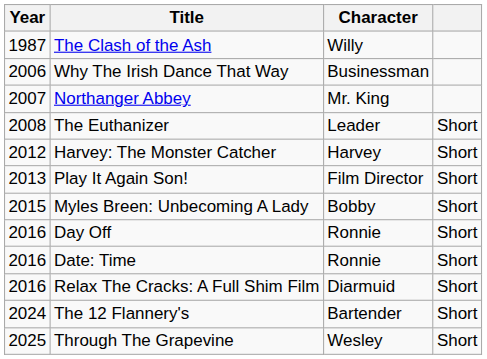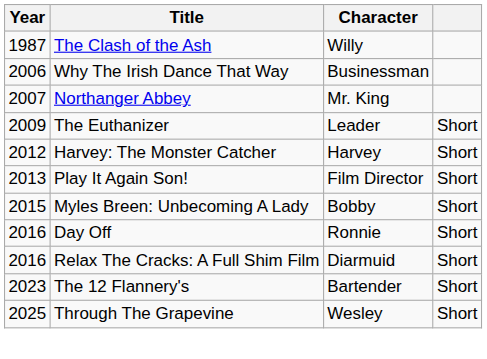(27, 125) 2008 -> (27, 125) 2009
- row: (95, 260)
(27, 313) 2024 -> (27, 286) 2023
